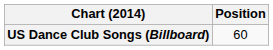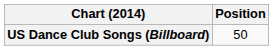(240, 34) 60 -> (240, 34) 50
